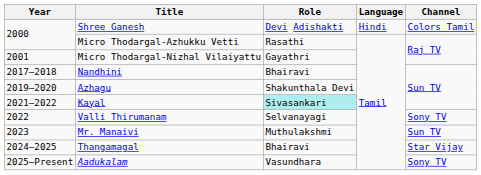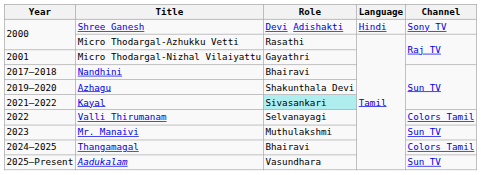(441, 27) Colors Tamil -> (427, 27) Sony TV
(427, 117) Sony TV -> (441, 117) Colors Tamil
(435, 147) Star Vijay -> (441, 147) Colors Tamil
(427, 162) Sony TV -> (424, 162) Sun TV
